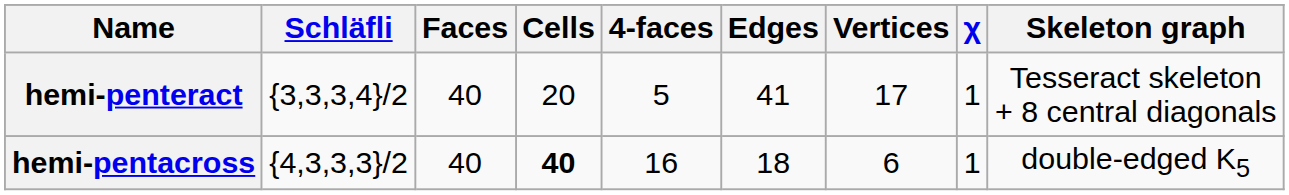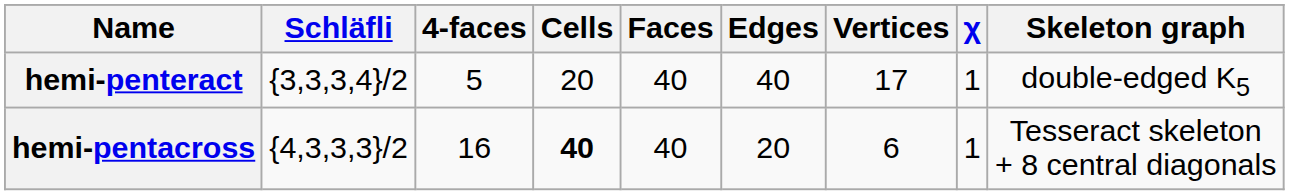columns swapped: (661, 28) <-> (465, 28)
(773, 93) 41 -> (773, 79) 40
(1136, 93) Tesseract skeleton + 8 central diagonals -> (1136, 80) double-edged K5
(773, 162) 18 -> (773, 148) 20
(1136, 163) double-edged K5 -> (1136, 148) Tesseract skeleton + 8 central diagonals
